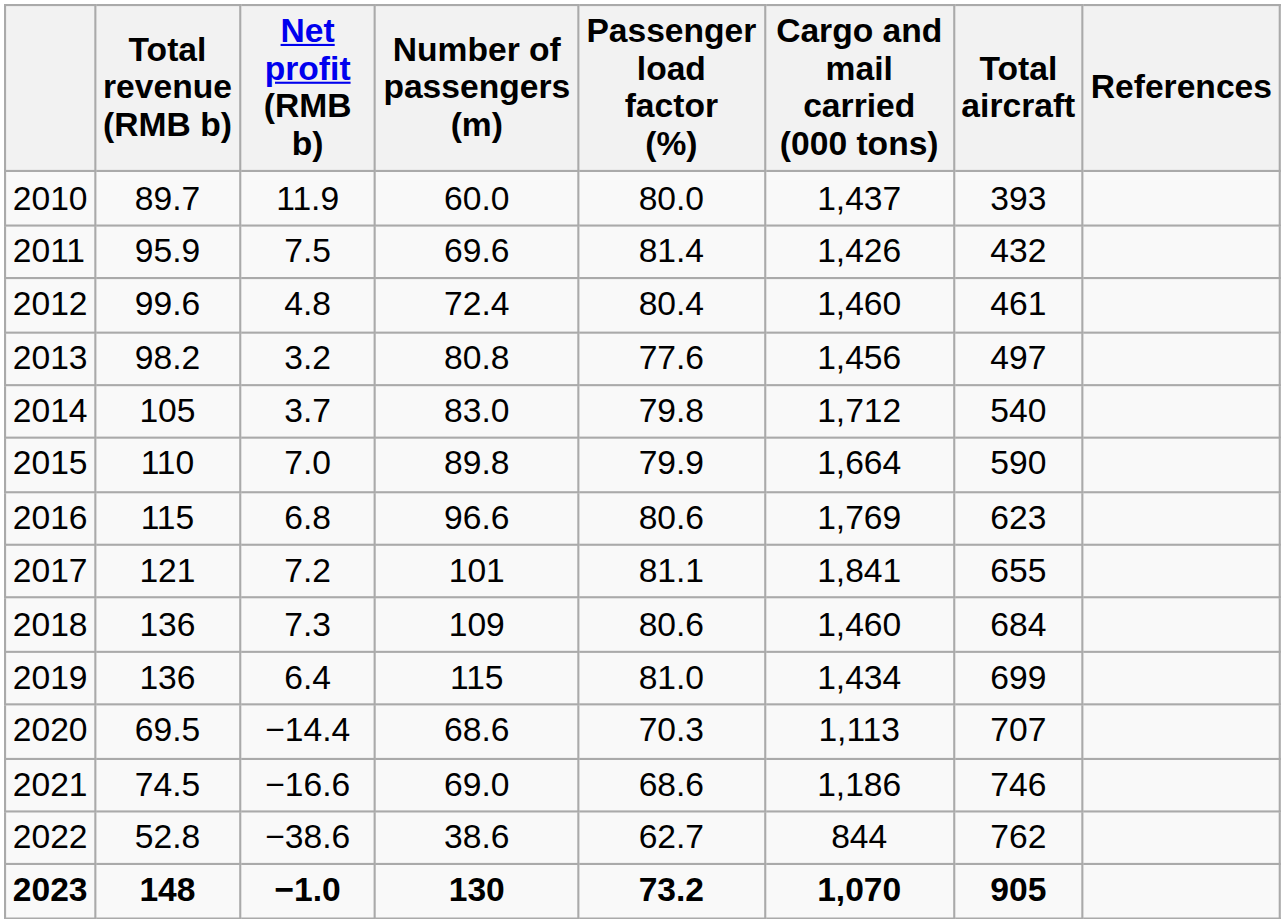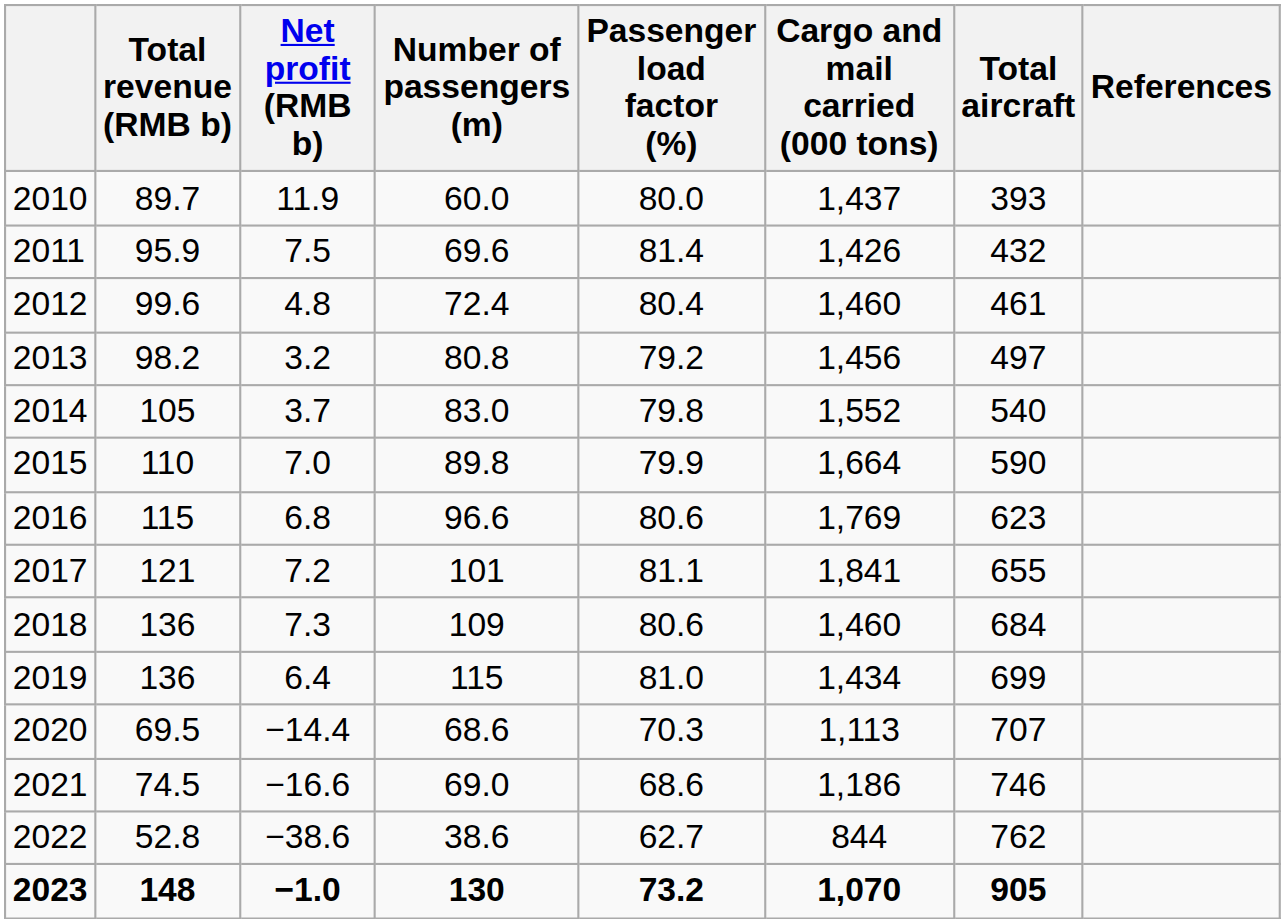(671, 357) 77.6 -> (671, 357) 79.2
(859, 410) 1,712 -> (859, 410) 1,552
